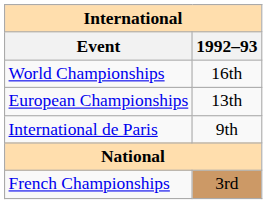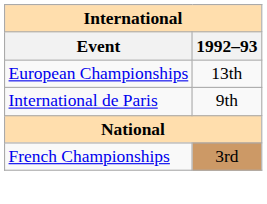- row: (87, 73)
